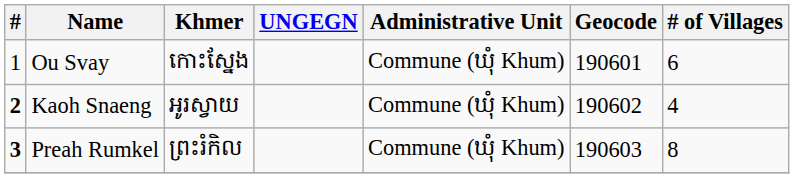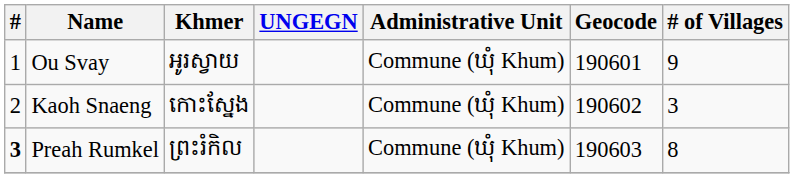(209, 60) កោះស្នែង -> (204, 60) អូរស្វាយ
(673, 61) 6 -> (673, 61) 9
(15, 105) bold -> (15, 105) normal
(204, 104) អូរស្វាយ -> (209, 104) កោះស្នែង
(673, 105) 4 -> (673, 105) 3
